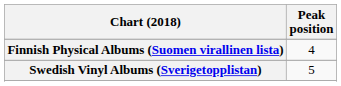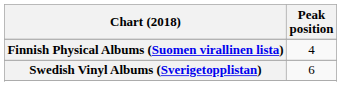(312, 70) 5 -> (312, 70) 6
